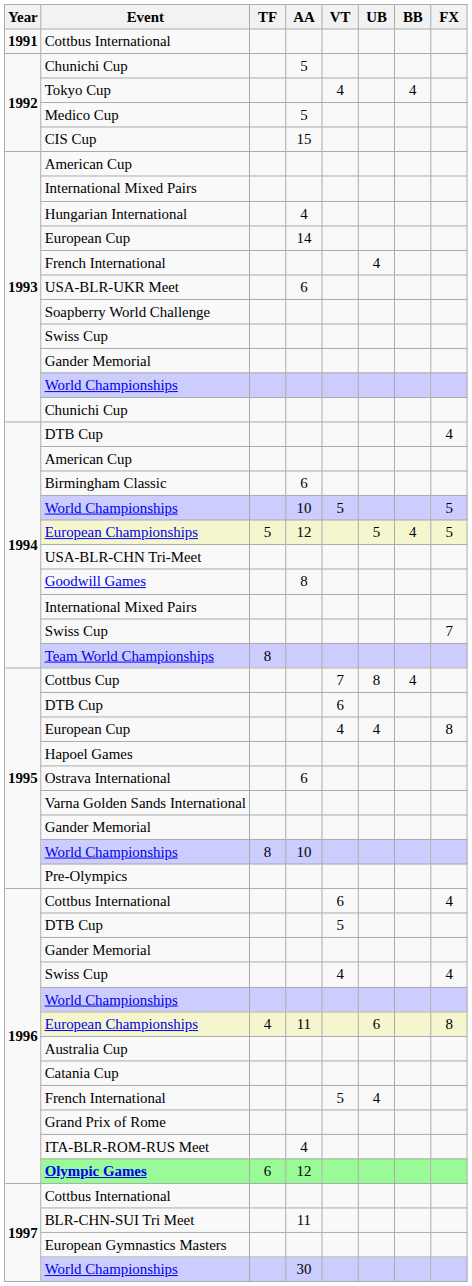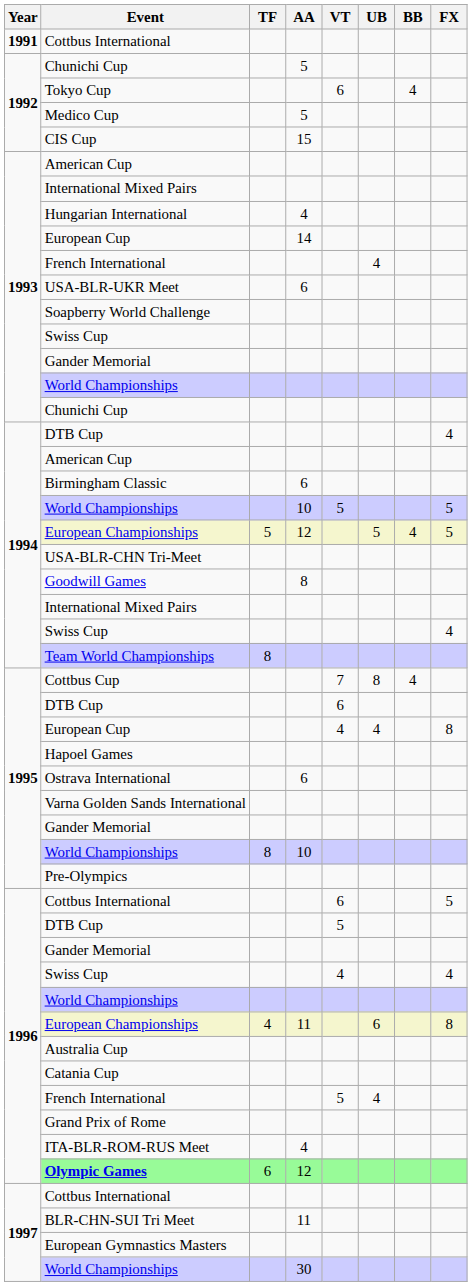(340, 90) 4 -> (340, 90) 6
(449, 630) 7 -> (449, 630) 4
(449, 901) 4 -> (449, 901) 5
